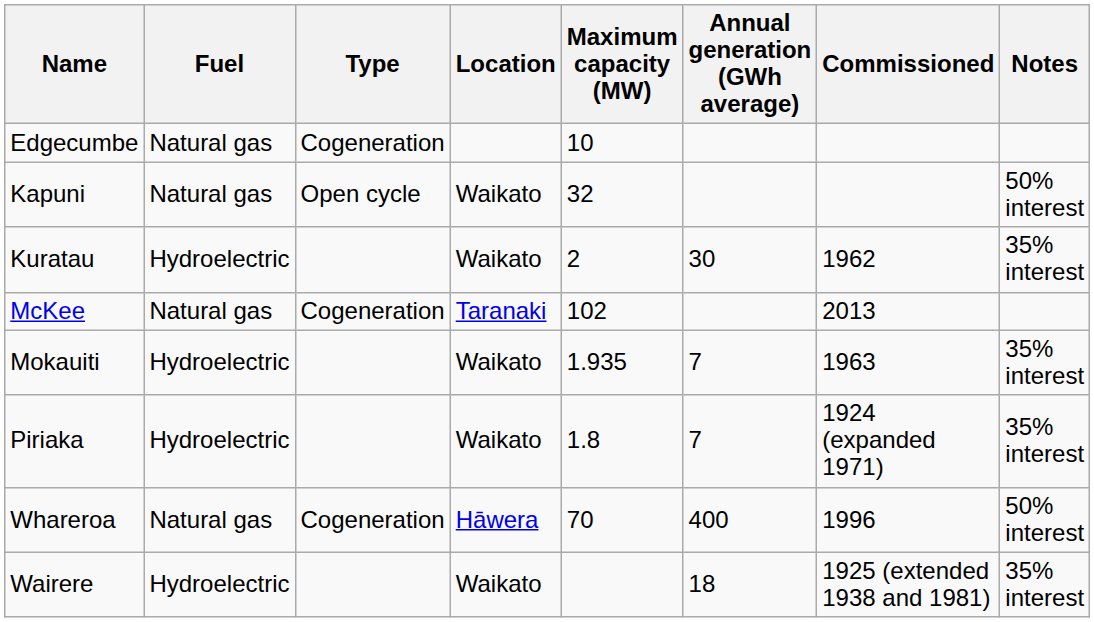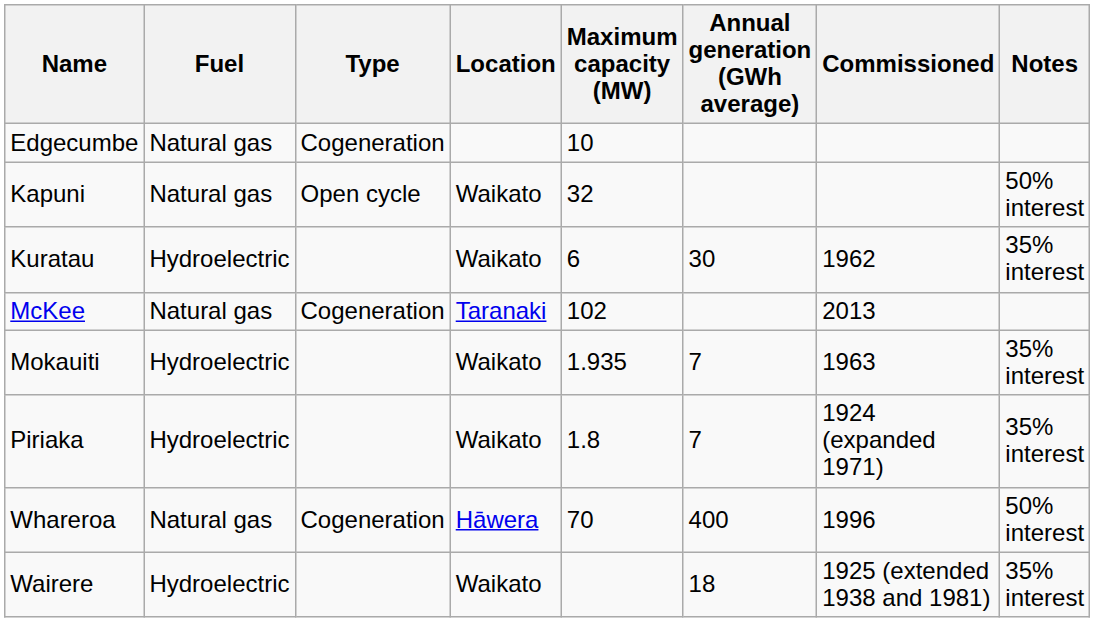(573, 259) 2 -> (573, 259) 6
